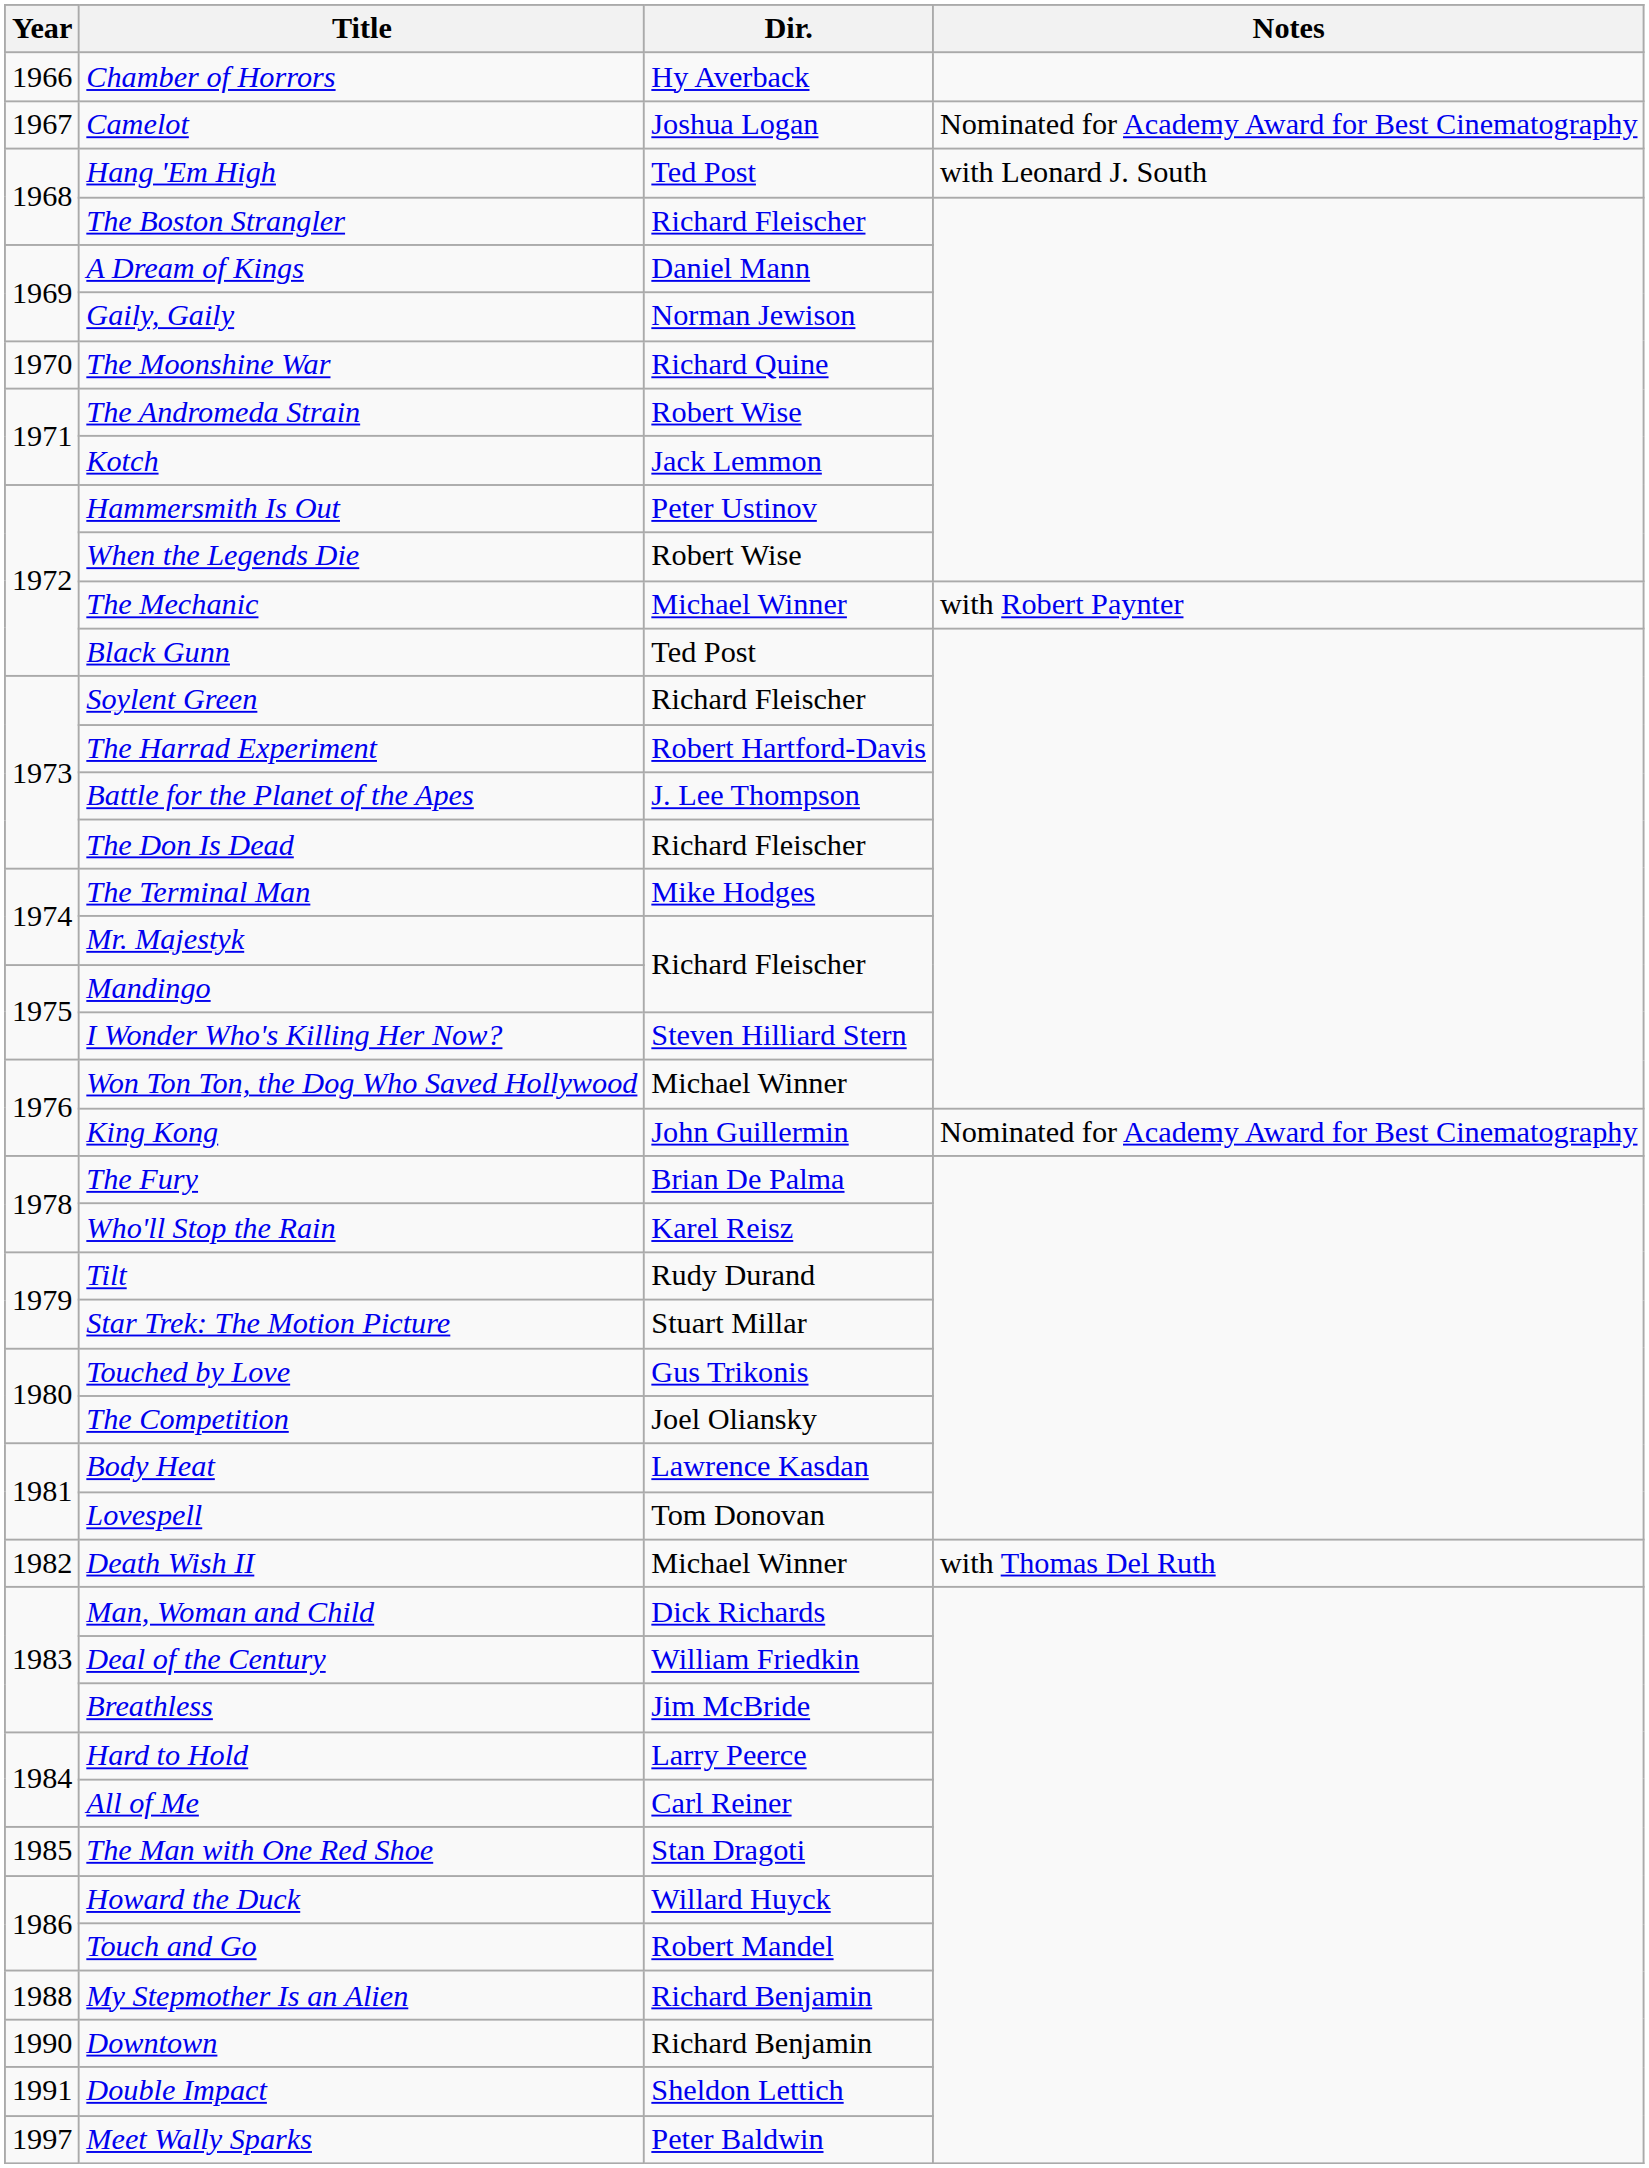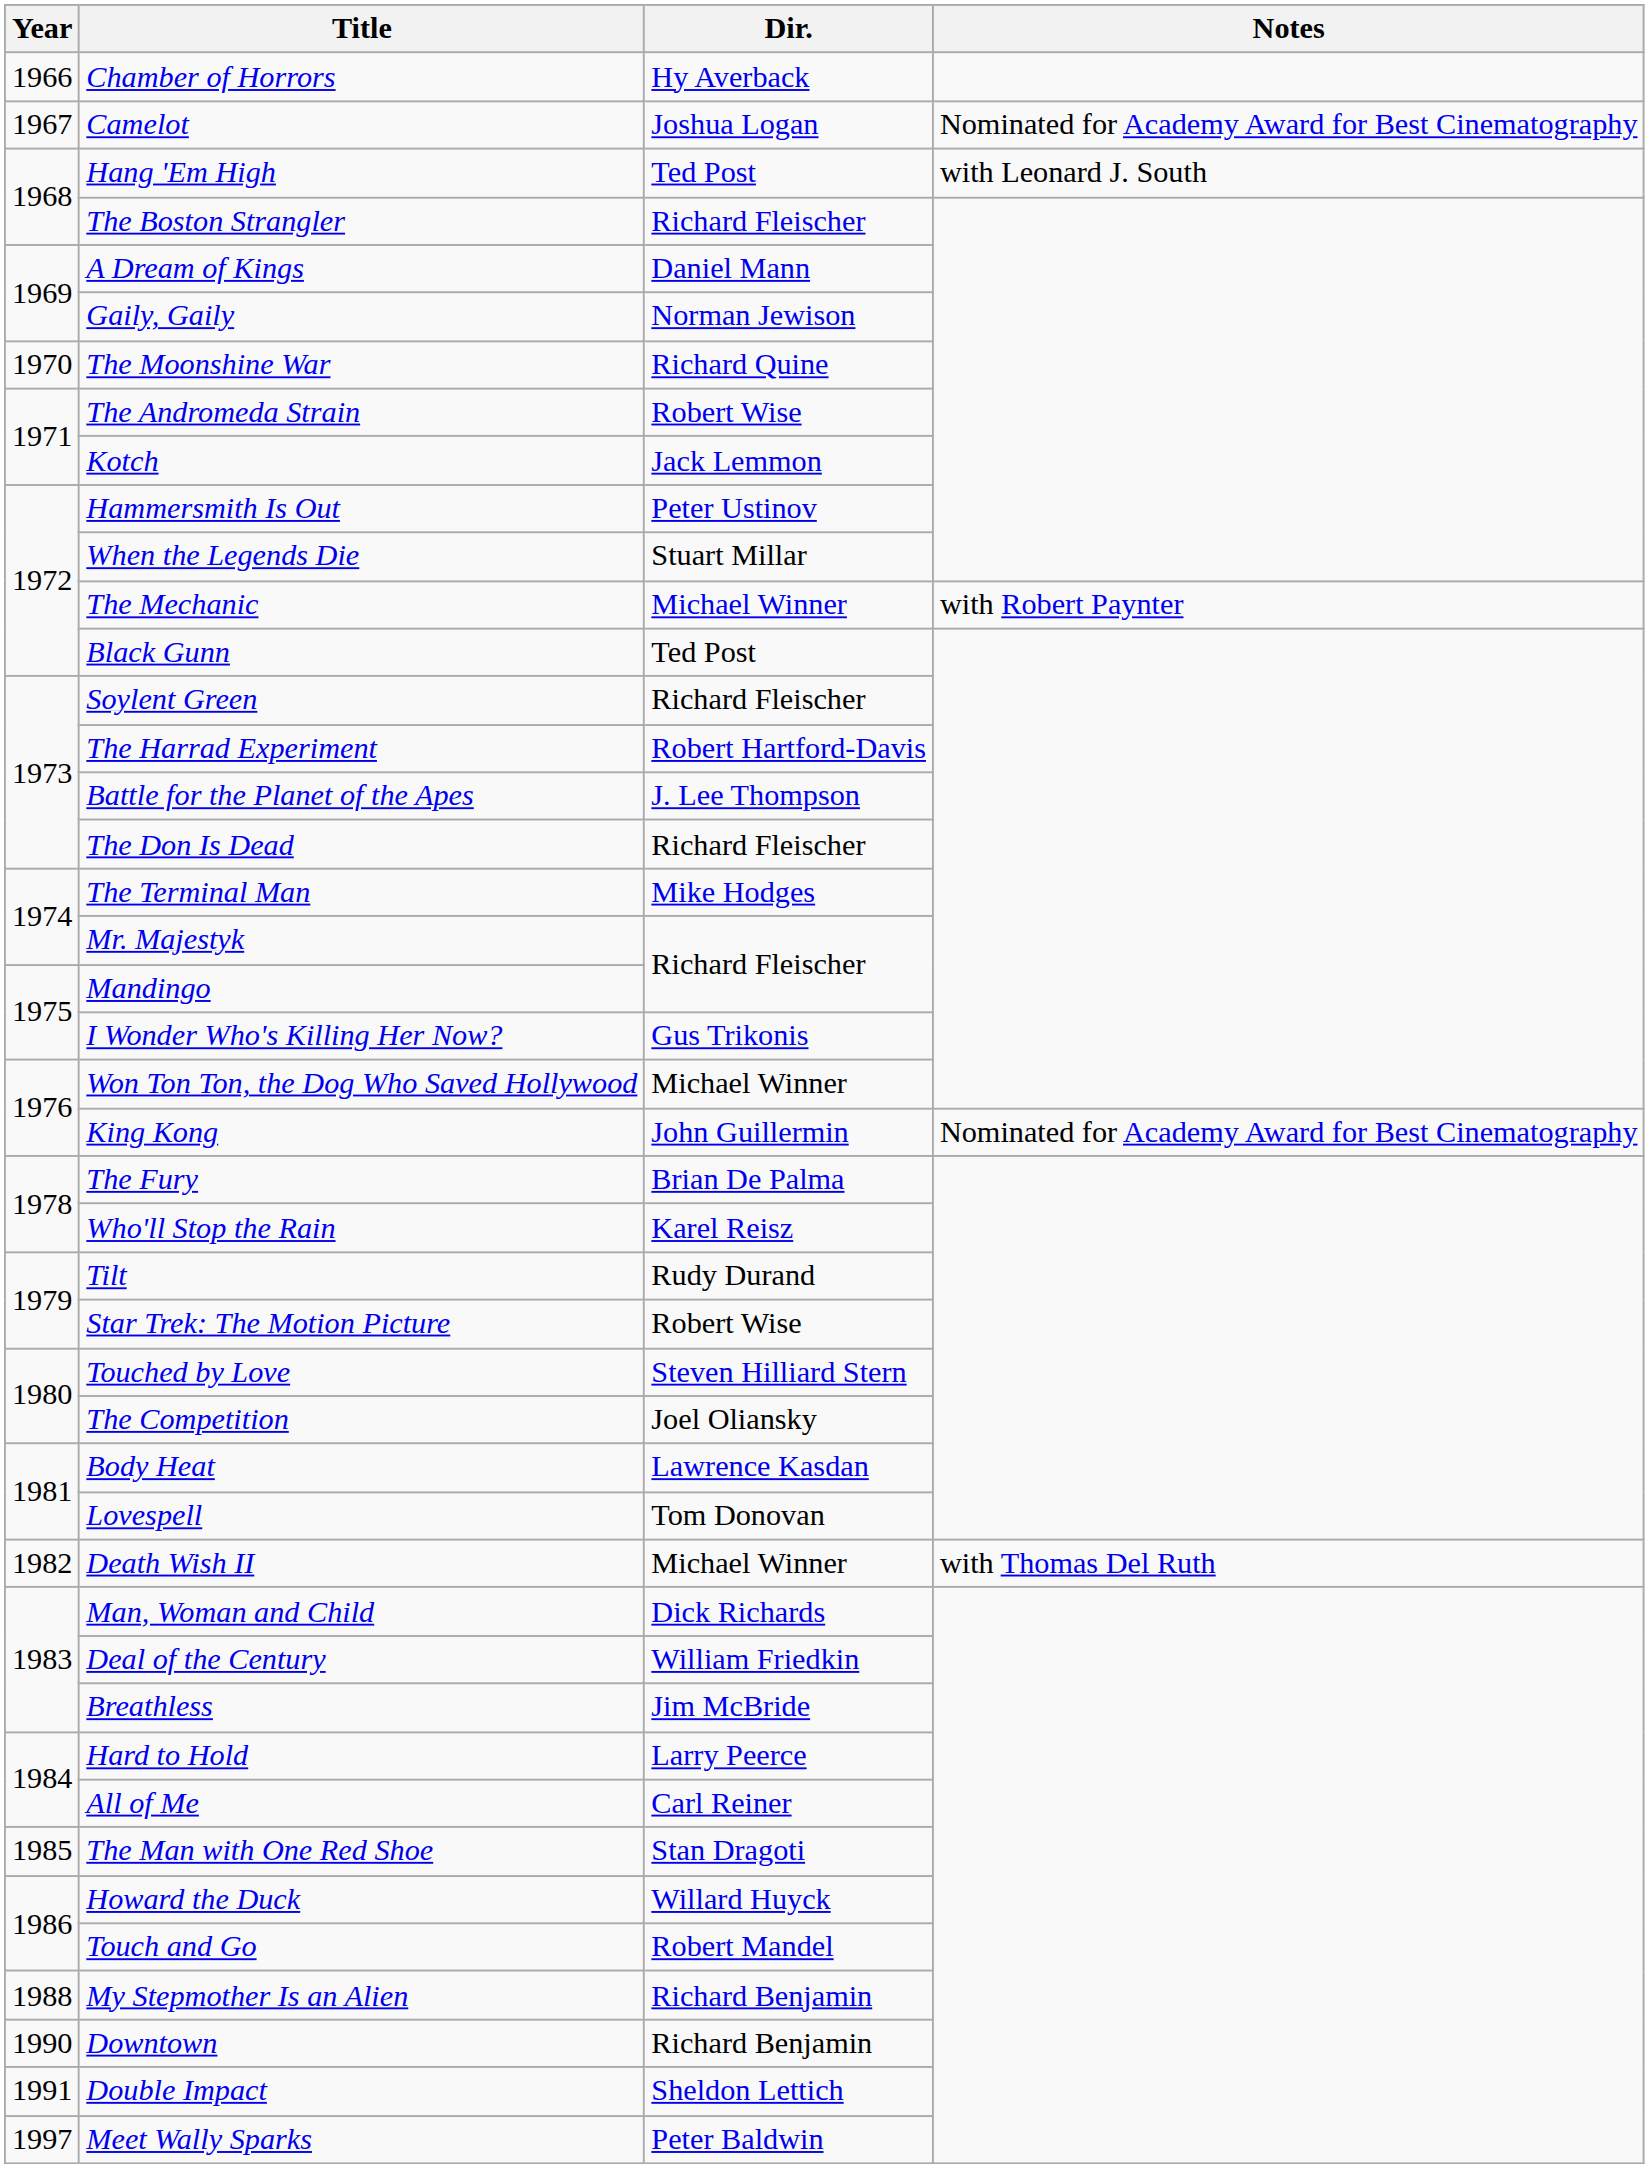(726, 556) Robert Wise -> (729, 556) Stuart Millar
(779, 1035) Steven Hilliard Stern -> (730, 1035) Gus Trikonis
(729, 1323) Stuart Millar -> (726, 1323) Robert Wise
(730, 1371) Gus Trikonis -> (779, 1371) Steven Hilliard Stern
